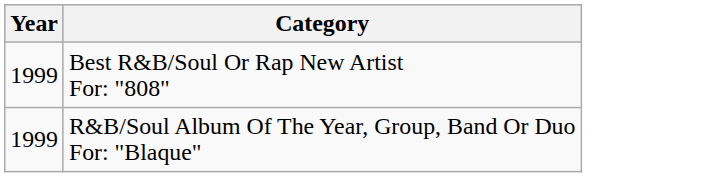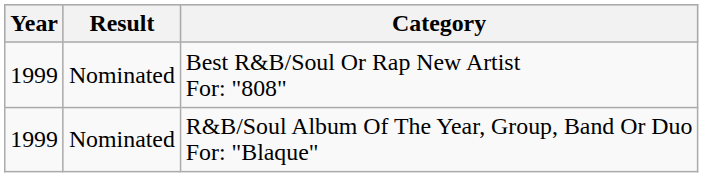+ column: (122, 23)
